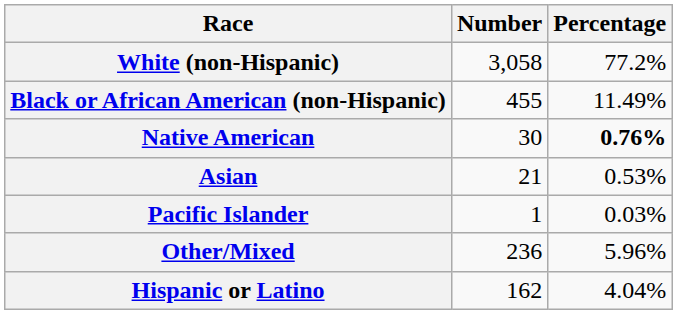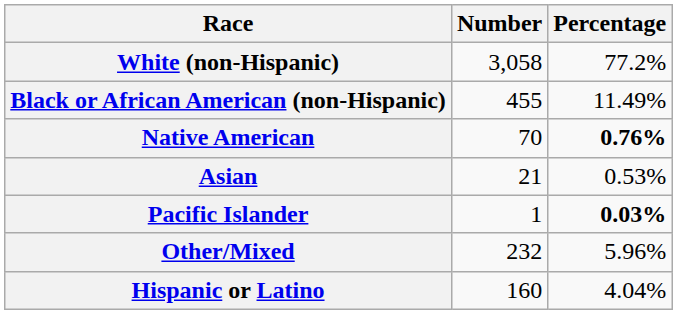(530, 137) 30 -> (530, 137) 70
(635, 213) normal -> (633, 213) bold
(524, 251) 236 -> (524, 251) 232
(524, 289) 162 -> (524, 289) 160
